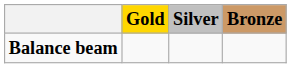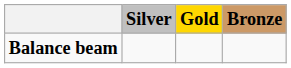columns swapped: (145, 18) <-> (196, 18)
